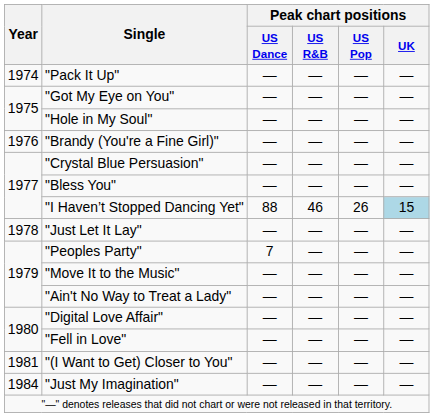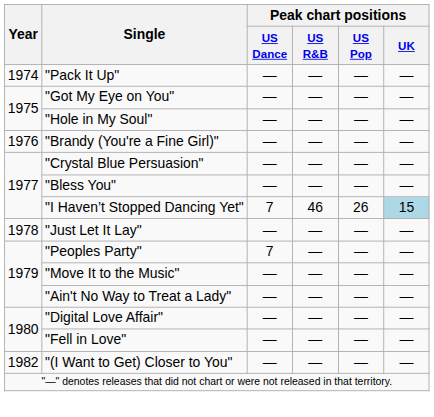(270, 207) 88 -> (270, 207) 7
(23, 362) 1981 -> (23, 362) 1982
- row: (112, 384)
